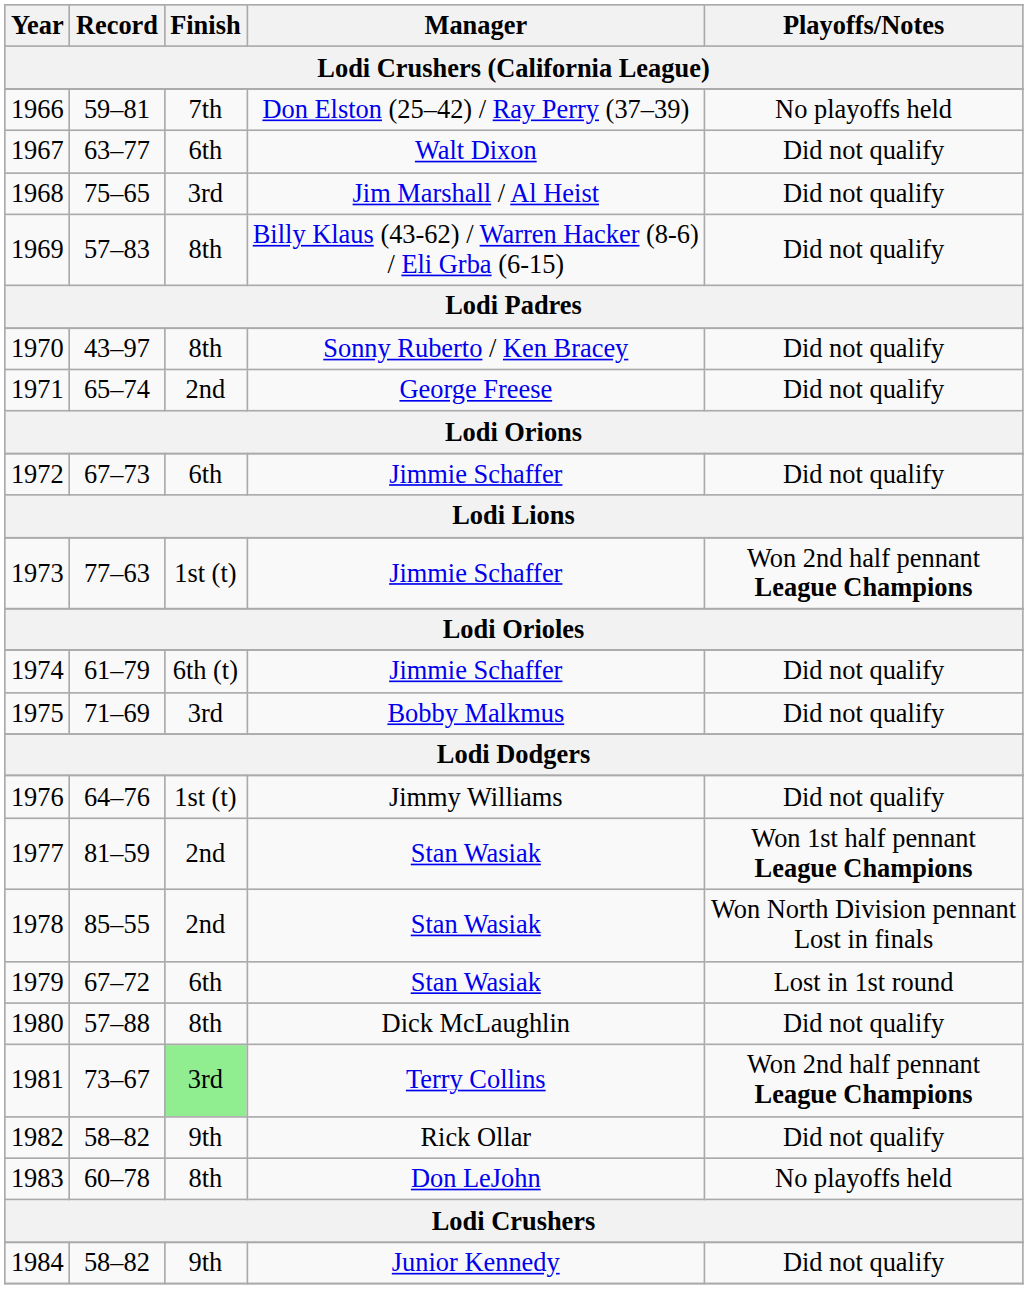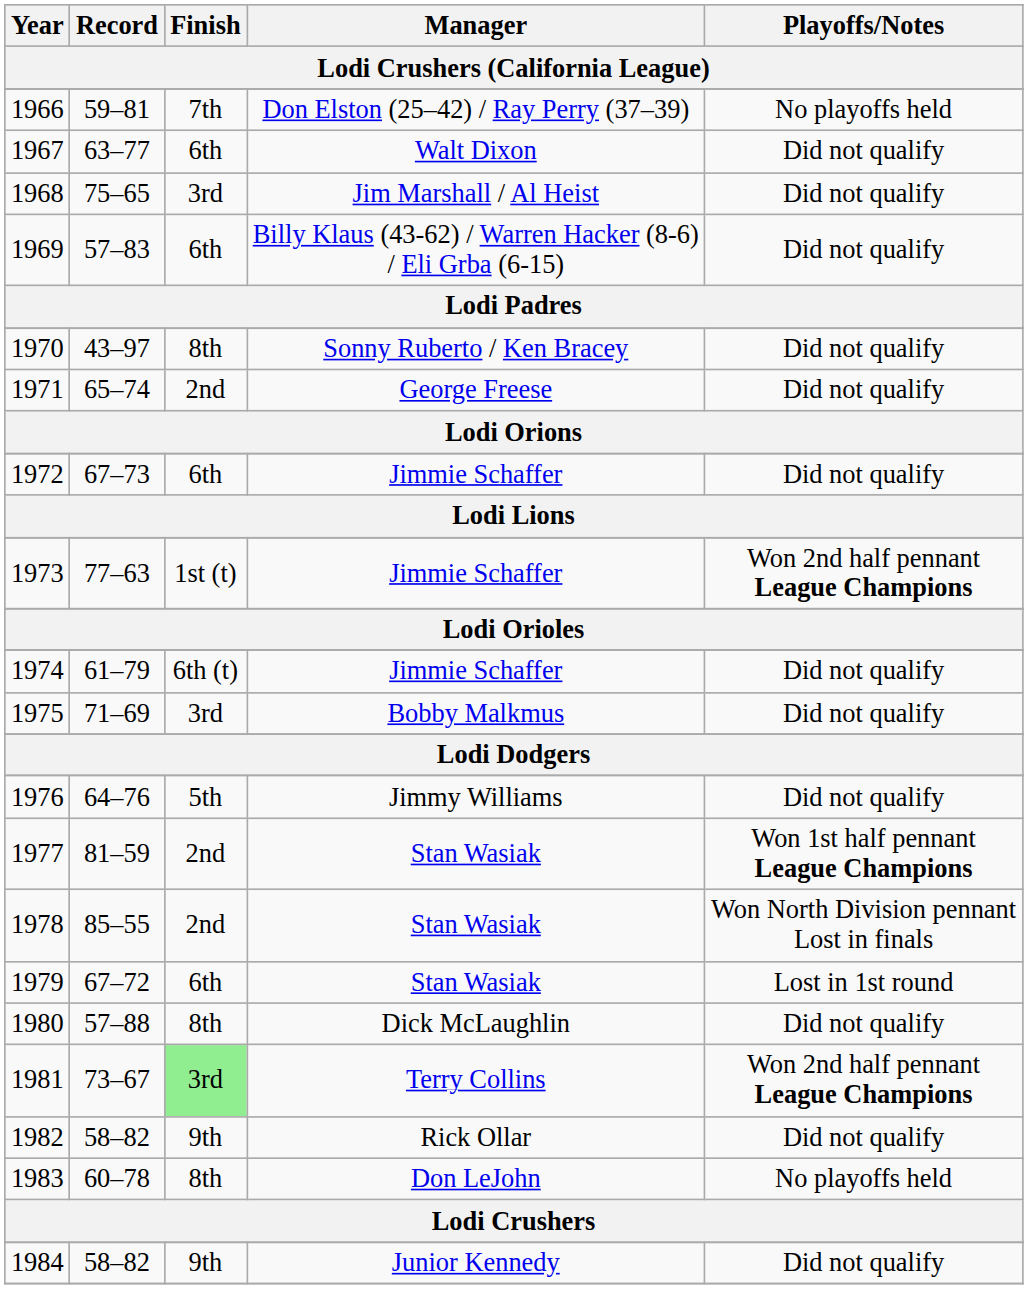(205, 249) 8th -> (205, 249) 6th
(205, 796) 1st (t) -> (205, 796) 5th
